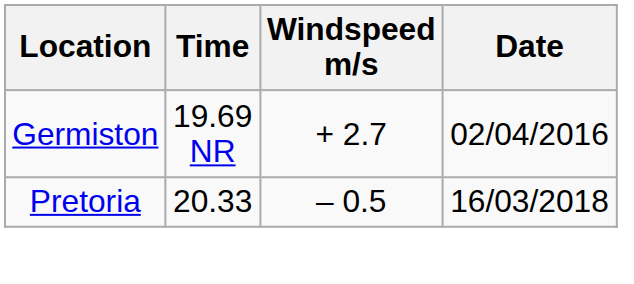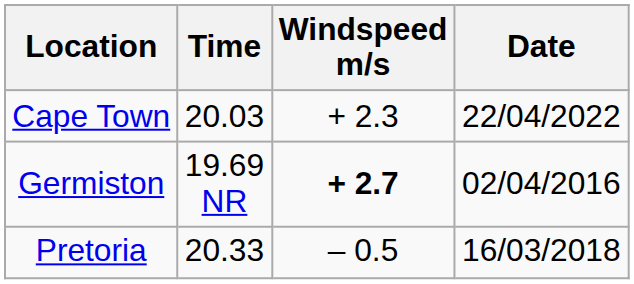+ row: (91, 115)
(351, 133) normal -> (363, 183) bold
